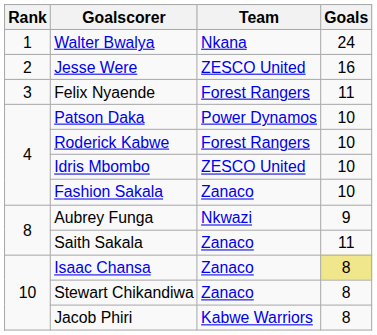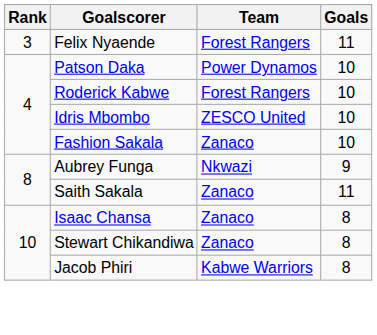- row: (104, 42)
- row: (96, 67)
(346, 267) khaki background -> (346, 217) no background
